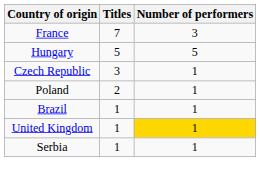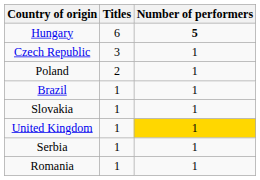- row: (52, 33)
(117, 52) 5 -> (117, 33) 6
(195, 52) normal -> (195, 33) bold
+ row: (52, 109)
+ row: (52, 166)
